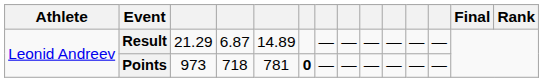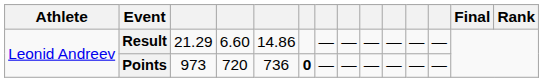(235, 41) 6.87 -> (235, 41) 6.60
(276, 41) 14.89 -> (276, 41) 14.86
(235, 66) 718 -> (235, 66) 720
(276, 66) 781 -> (276, 66) 736
